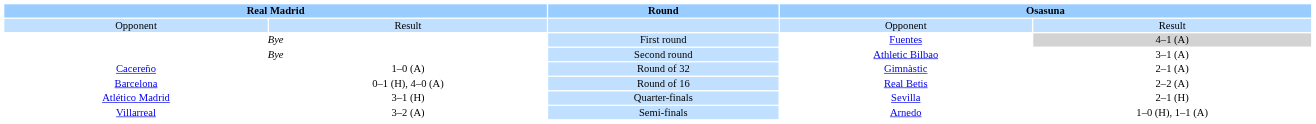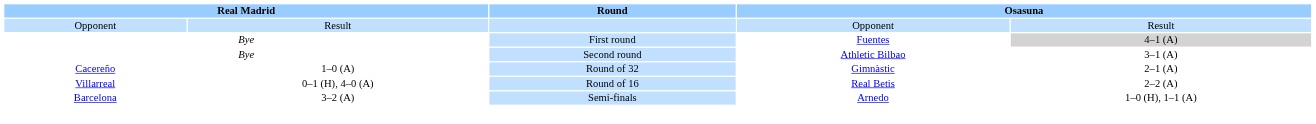(136, 83) Barcelona -> (95, 83) Villarreal
- row: (663, 98)
(136, 112) Villarreal -> (95, 98) Barcelona
